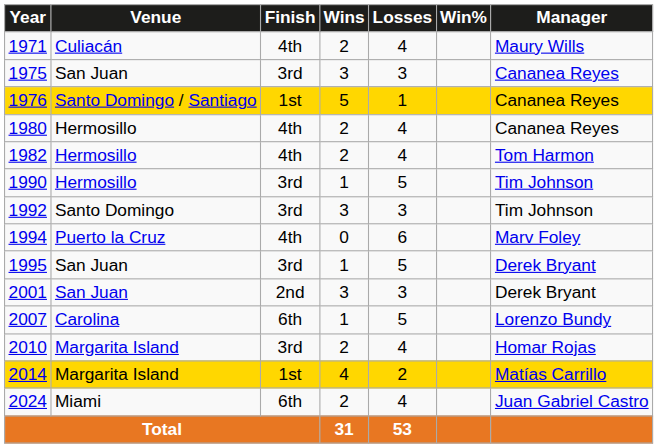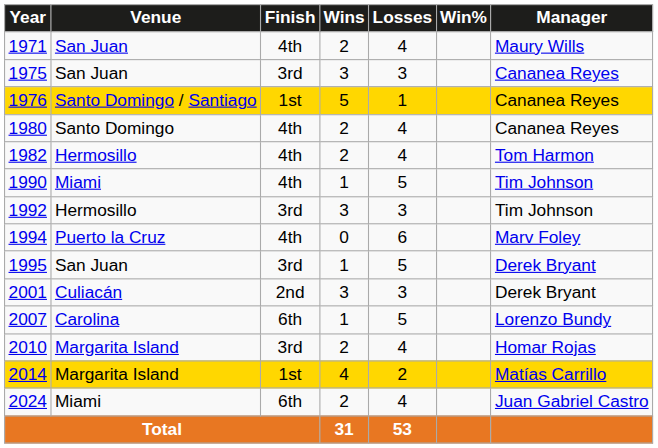(89, 45) Culiacán -> (91, 45) San Juan
(96, 127) Hermosillo -> (114, 127) Santo Domingo
(96, 182) Hermosillo -> (78, 182) Miami
(290, 182) 3rd -> (290, 182) 4th
(114, 210) Santo Domingo -> (96, 210) Hermosillo
(91, 292) San Juan -> (89, 292) Culiacán
